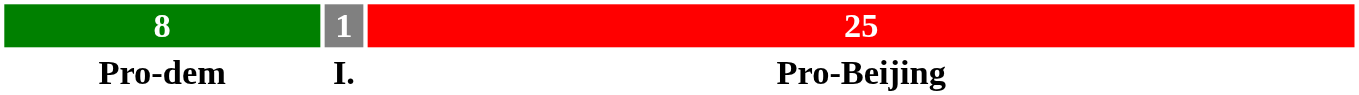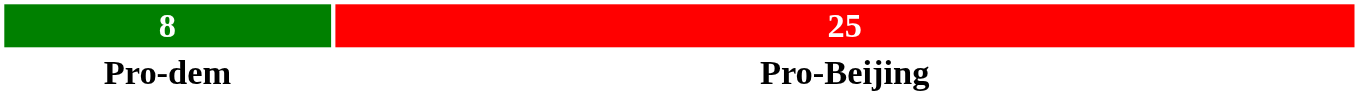- column: (344, 25)
